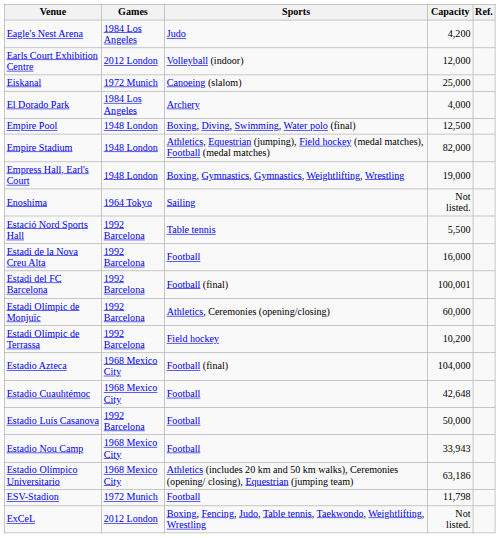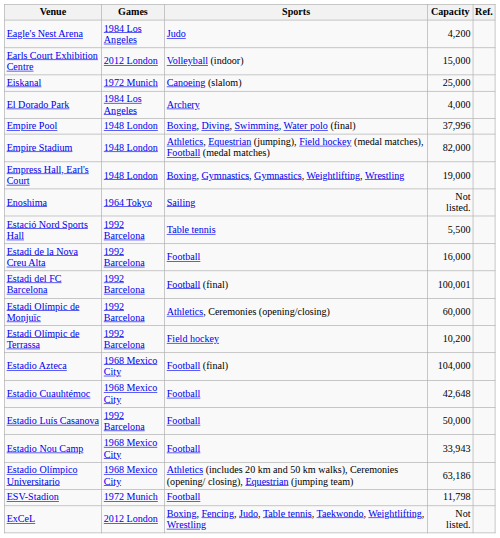(457, 61) 12,000 -> (457, 61) 15,000
(457, 126) 12,500 -> (457, 126) 37,996
